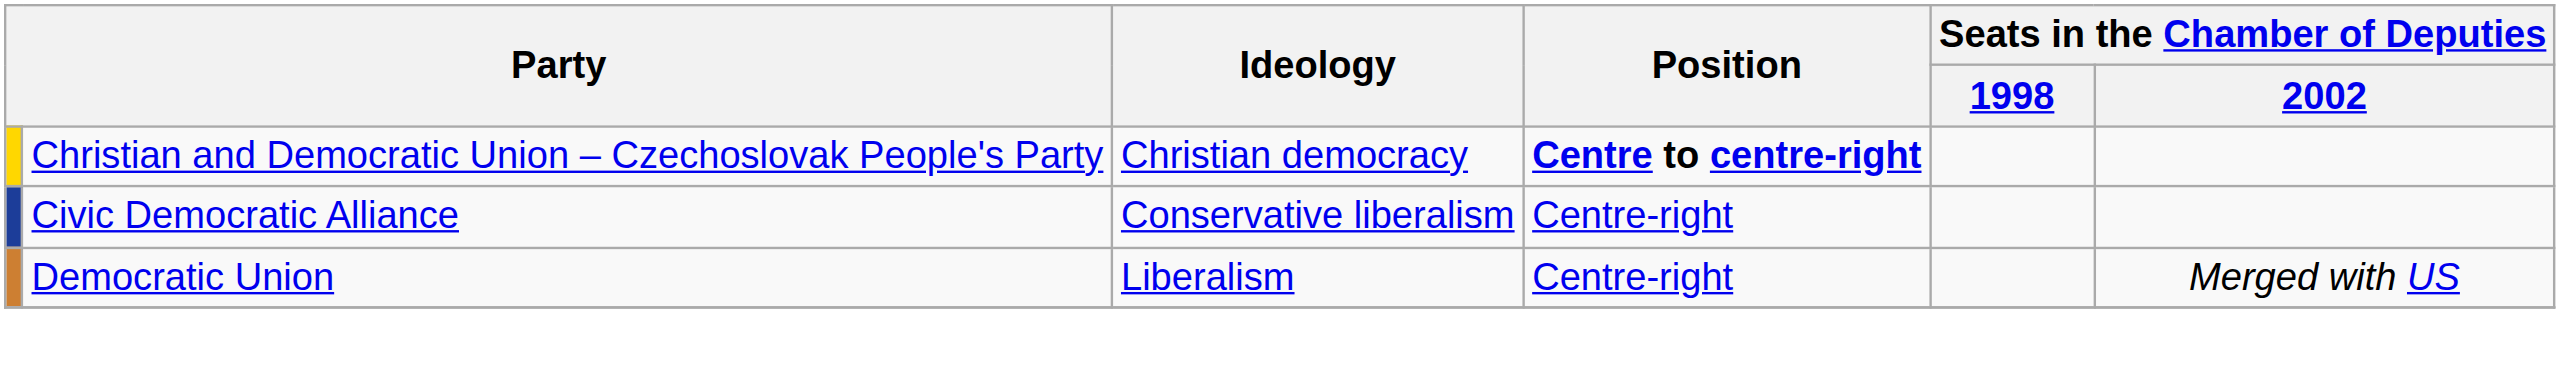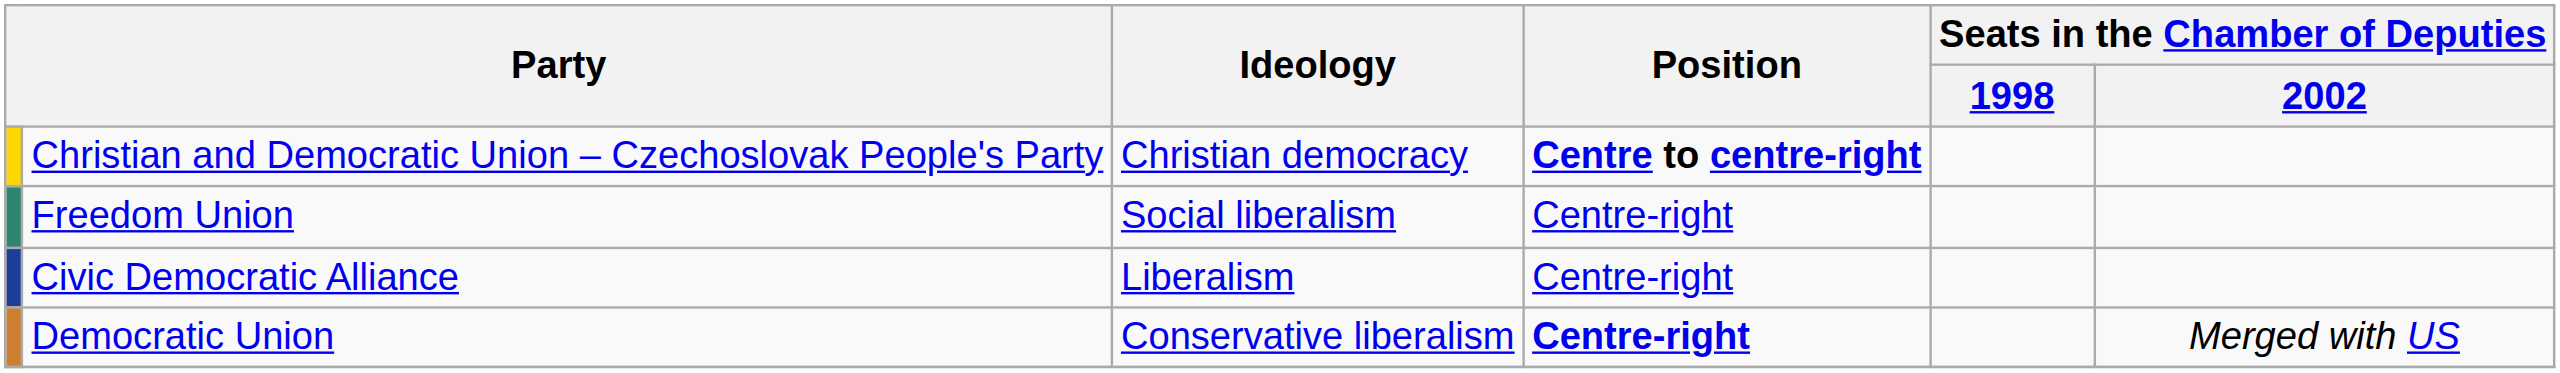+ row: (163, 215)
(1318, 215) Conservative liberalism -> (1208, 276) Liberalism
(1208, 276) Liberalism -> (1318, 336) Conservative liberalism
(1633, 276) normal -> (1641, 336) bold
